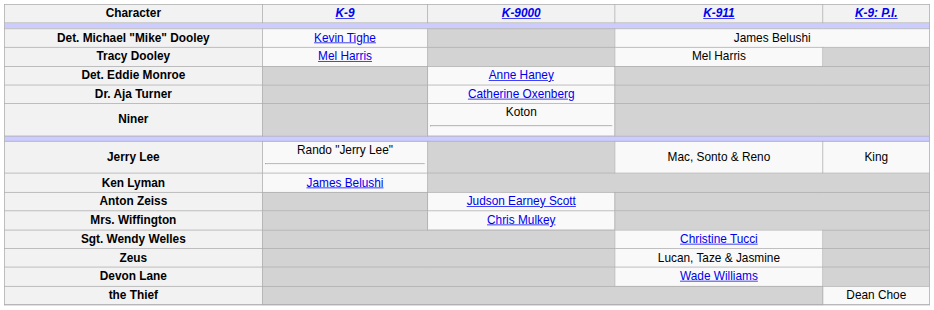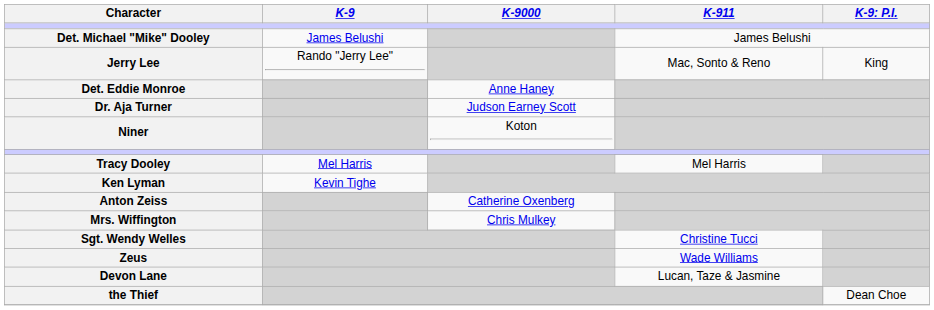(345, 38) Kevin Tighe -> (345, 38) James Belushi
rows swapped: (133, 157) <-> (133, 56)
(521, 94) Catherine Oxenberg -> (521, 107) Judson Earney Scott
(345, 182) James Belushi -> (345, 182) Kevin Tighe
(521, 201) Judson Earney Scott -> (521, 201) Catherine Oxenberg
(719, 257) Lucan, Taze & Jasmine -> (719, 257) Wade Williams
(719, 276) Wade Williams -> (719, 276) Lucan, Taze & Jasmine
